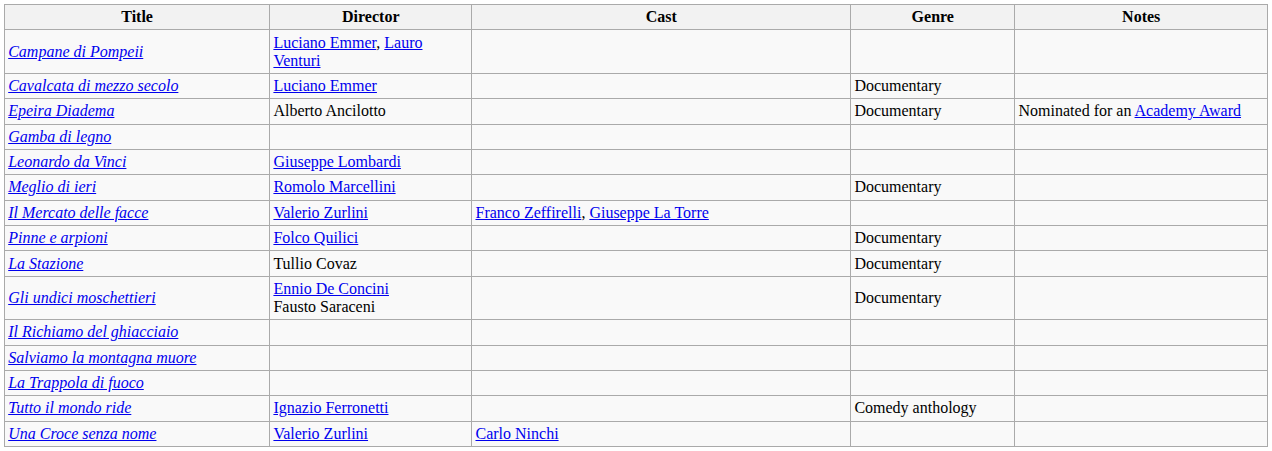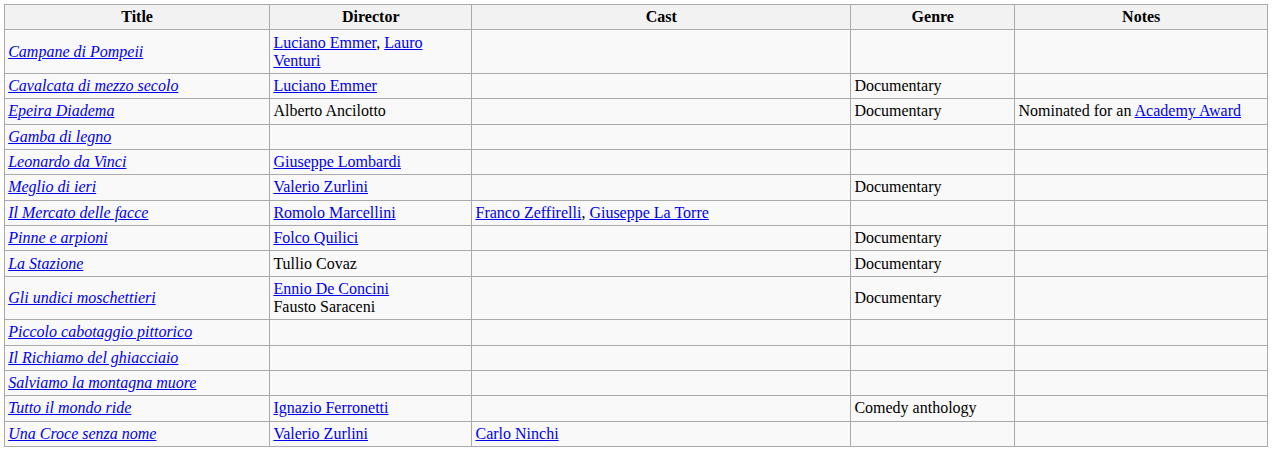(335, 187) Romolo Marcellini -> (321, 187) Valerio Zurlini
(321, 212) Valerio Zurlini -> (335, 212) Romolo Marcellini
+ row: (100, 332)
- row: (76, 383)
